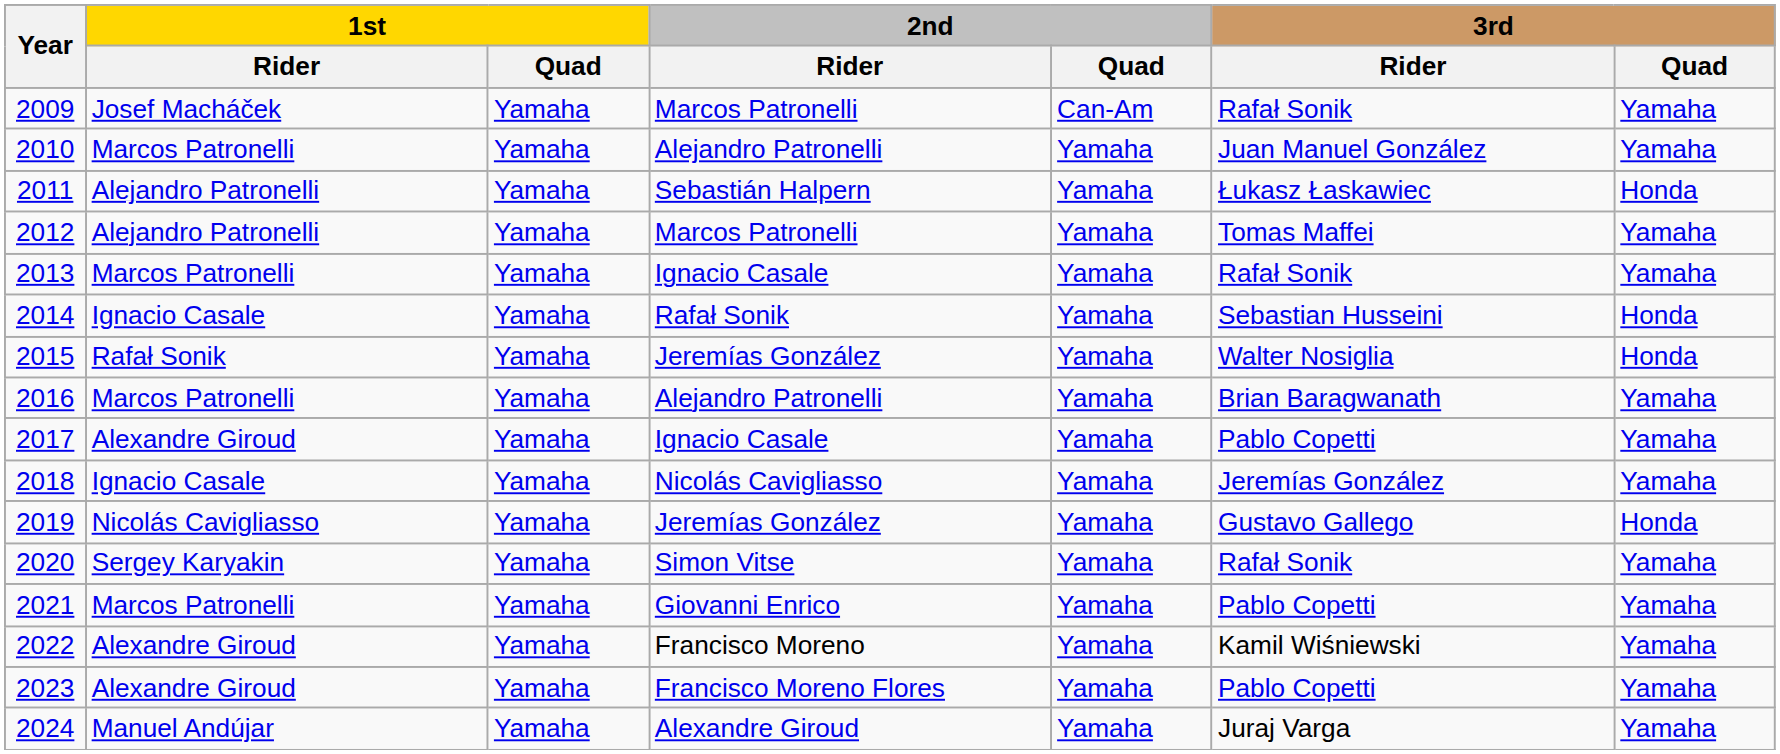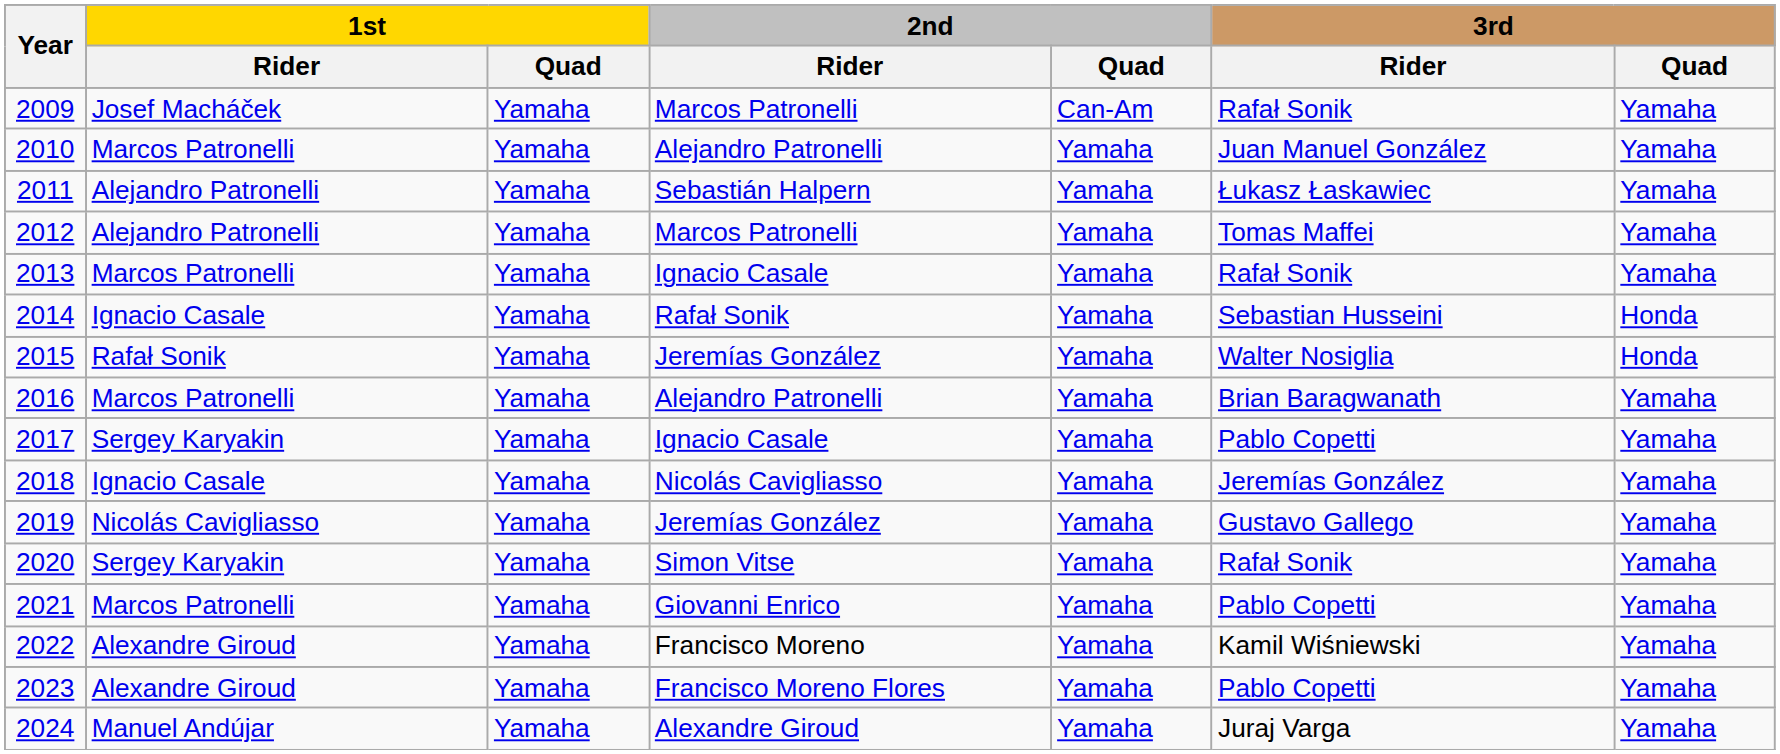(1659, 191) Honda -> (1668, 191) Yamaha
(194, 439) Alexandre Giroud -> (188, 439) Sergey Karyakin
(1659, 522) Honda -> (1668, 522) Yamaha
